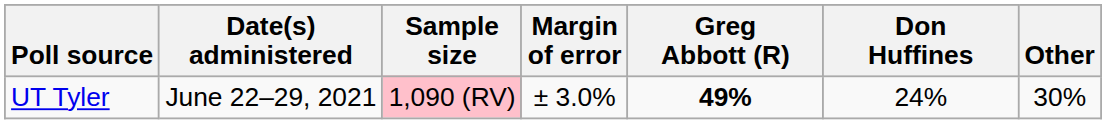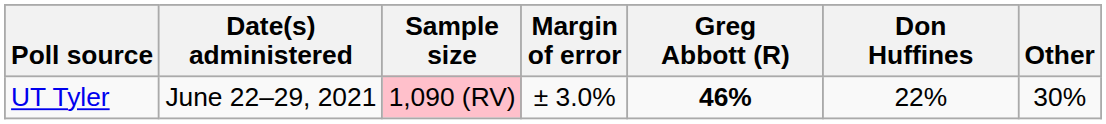(725, 97) 49% -> (725, 97) 46%
(921, 97) 24% -> (921, 97) 22%
